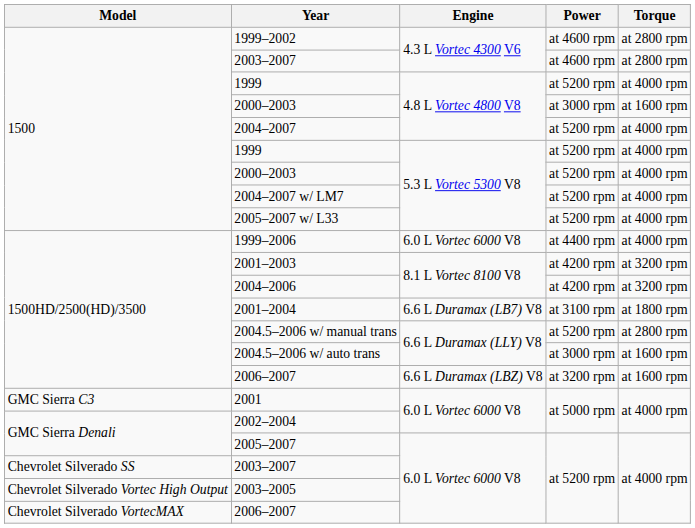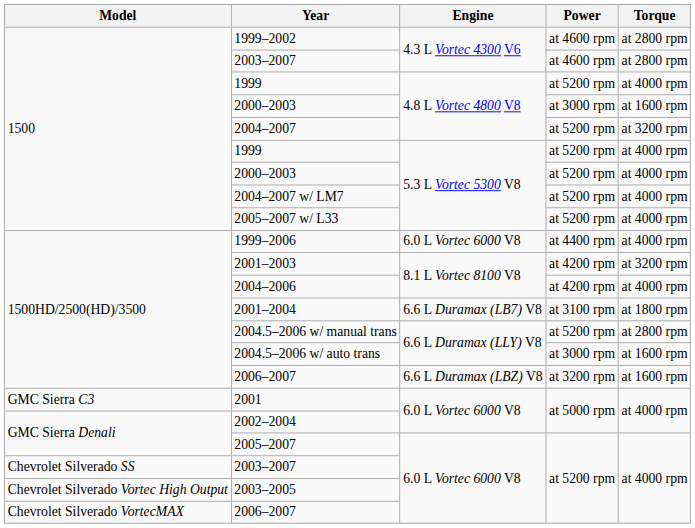(655, 128) at 4000 rpm -> (655, 128) at 3200 rpm
(655, 286) at 3200 rpm -> (655, 286) at 4000 rpm
